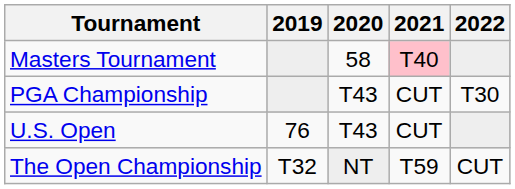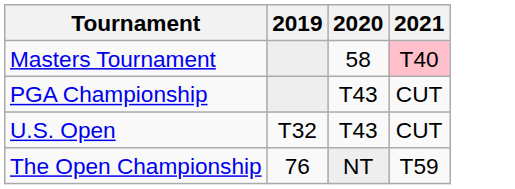- column: (480, 23)
(297, 130) 76 -> (297, 130) T32
(297, 166) T32 -> (297, 166) 76
